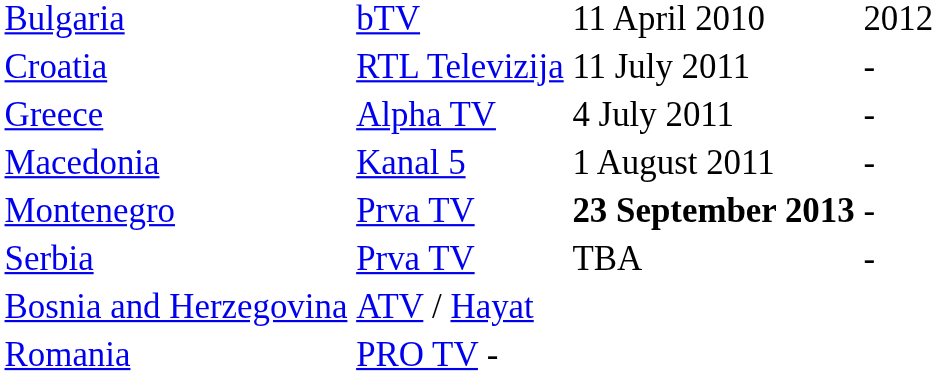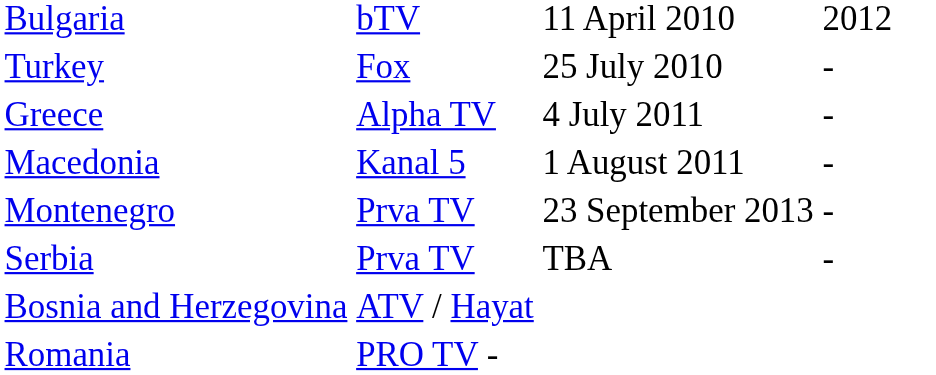+ row: (54, 66)
- row: (56, 66)
(714, 210) bold -> (678, 210) normal
